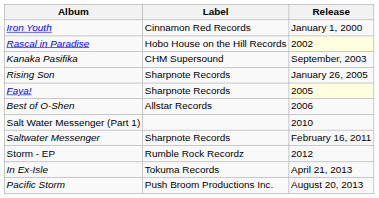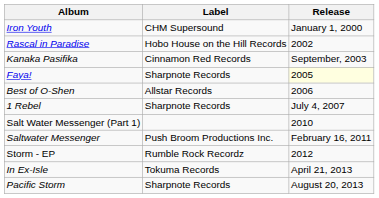(198, 28) Cinnamon Red Records -> (184, 28) CHM Supersound
(302, 43) lightyellow background -> (302, 43) no background
(184, 59) CHM Supersound -> (198, 59) Cinnamon Red Records
- row: (31, 75)
+ row: (24, 106)
(188, 138) Sharpnote Records -> (209, 138) Push Broom Productions Inc.
(209, 185) Push Broom Productions Inc. -> (188, 185) Sharpnote Records
